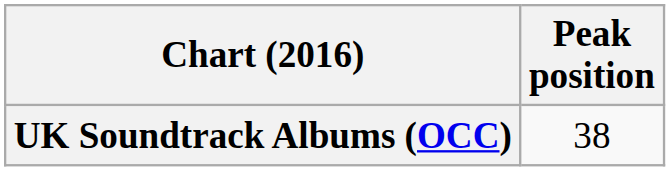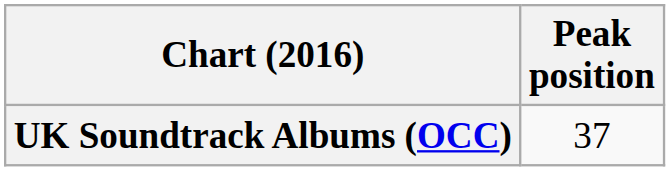(592, 134) 38 -> (592, 134) 37
